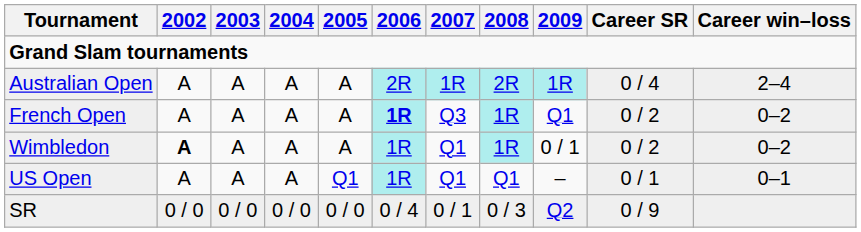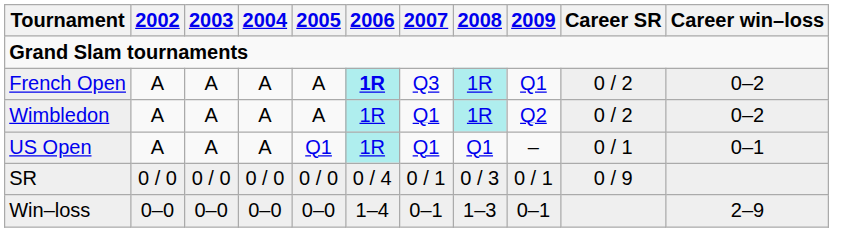- row: (81, 83)
(184, 147) bold -> (157, 115) normal
(560, 147) 0 / 1 -> (533, 115) Q2
(560, 210) Q2 -> (533, 178) 0 / 1
+ row: (50, 210)
